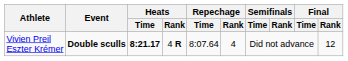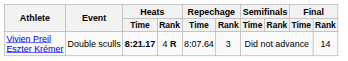(97, 44) bold -> (94, 44) normal
(233, 44) 4 -> (228, 44) 3
(330, 44) 12 -> (325, 44) 14
